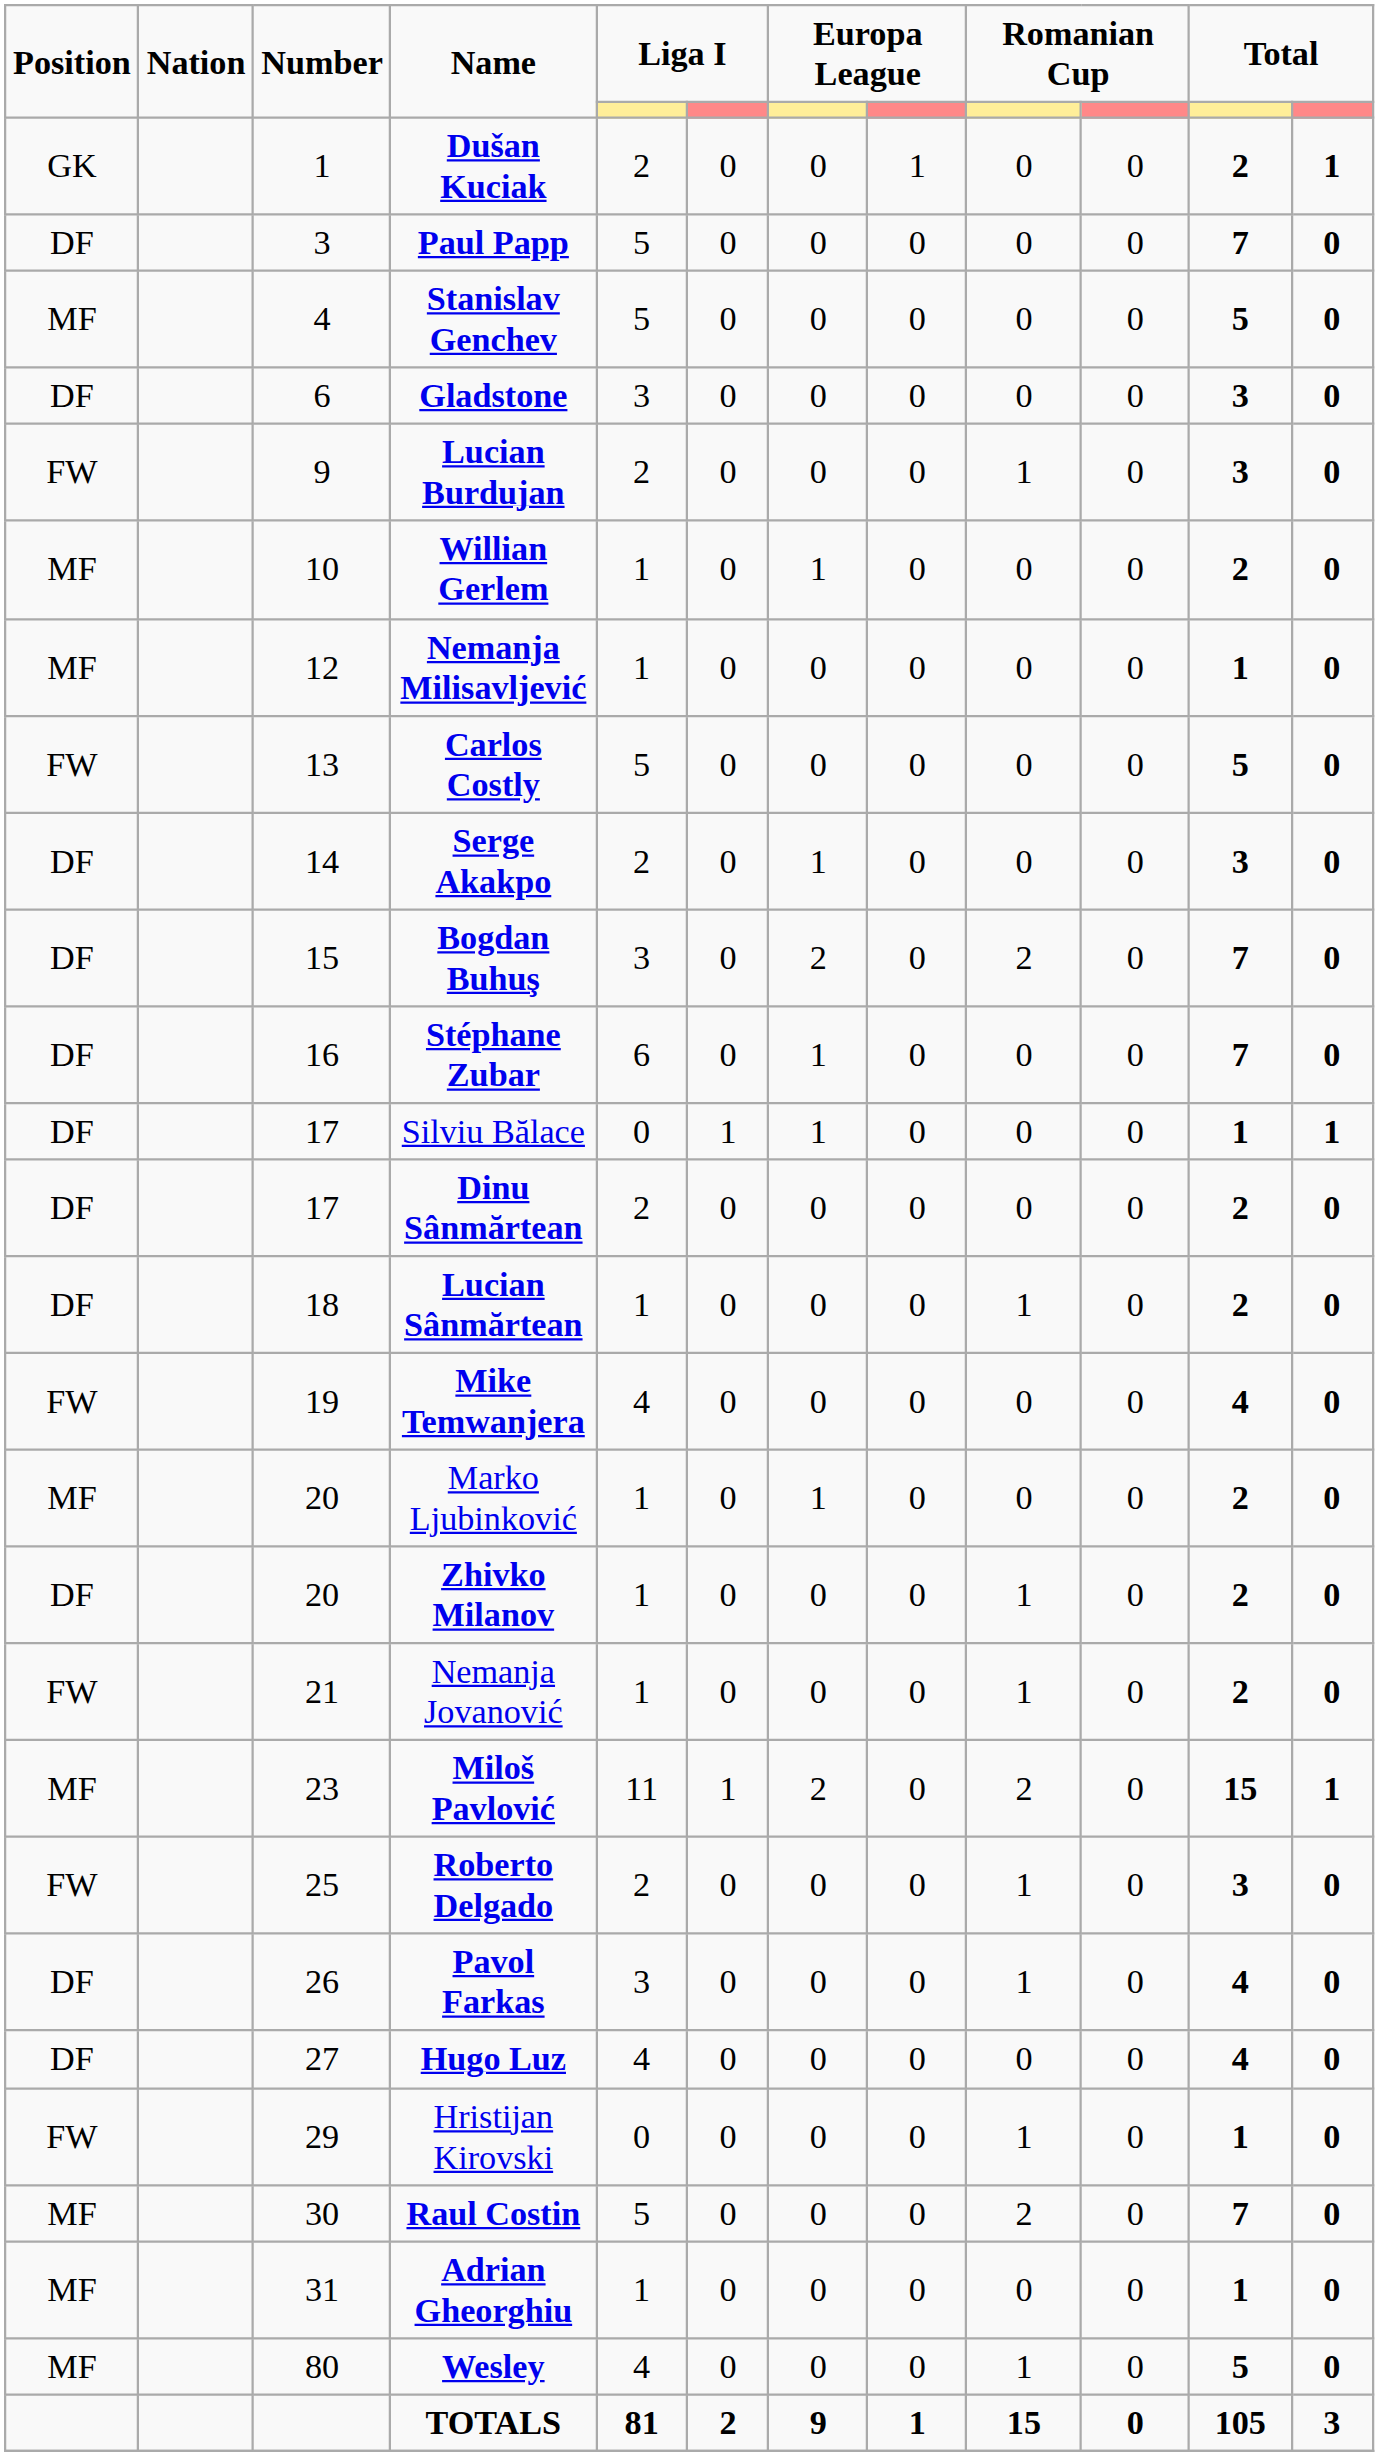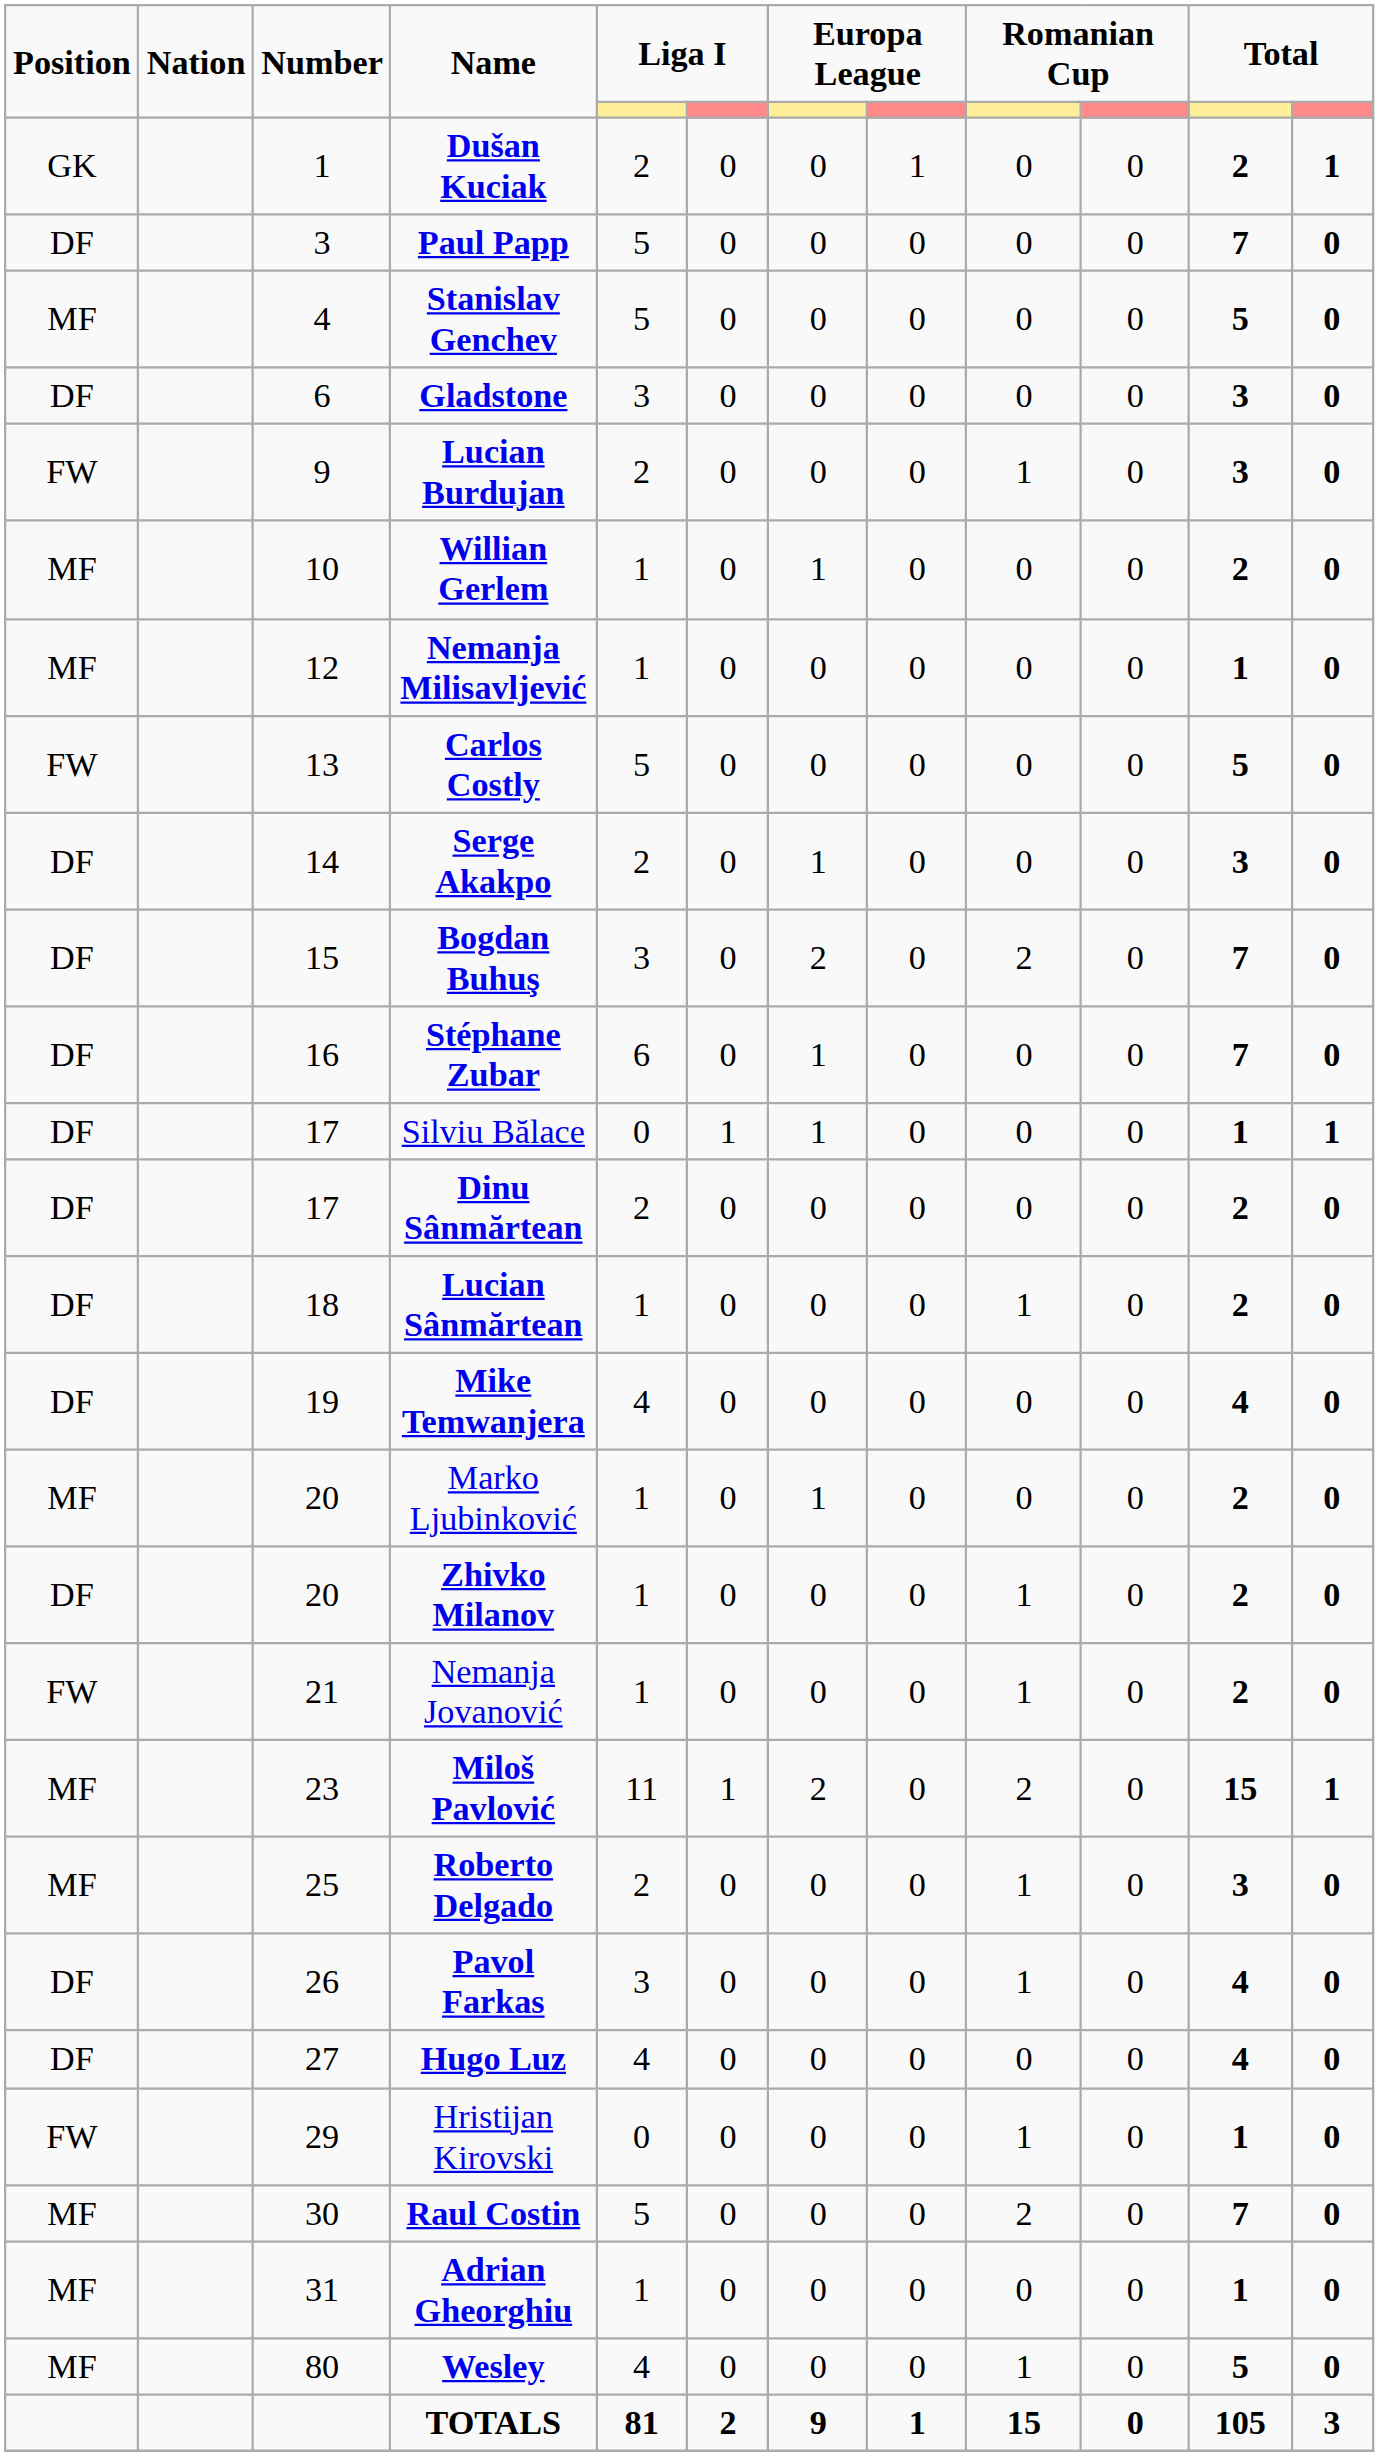(72, 1400) FW -> (72, 1400) DF
(72, 1885) FW -> (72, 1885) MF
